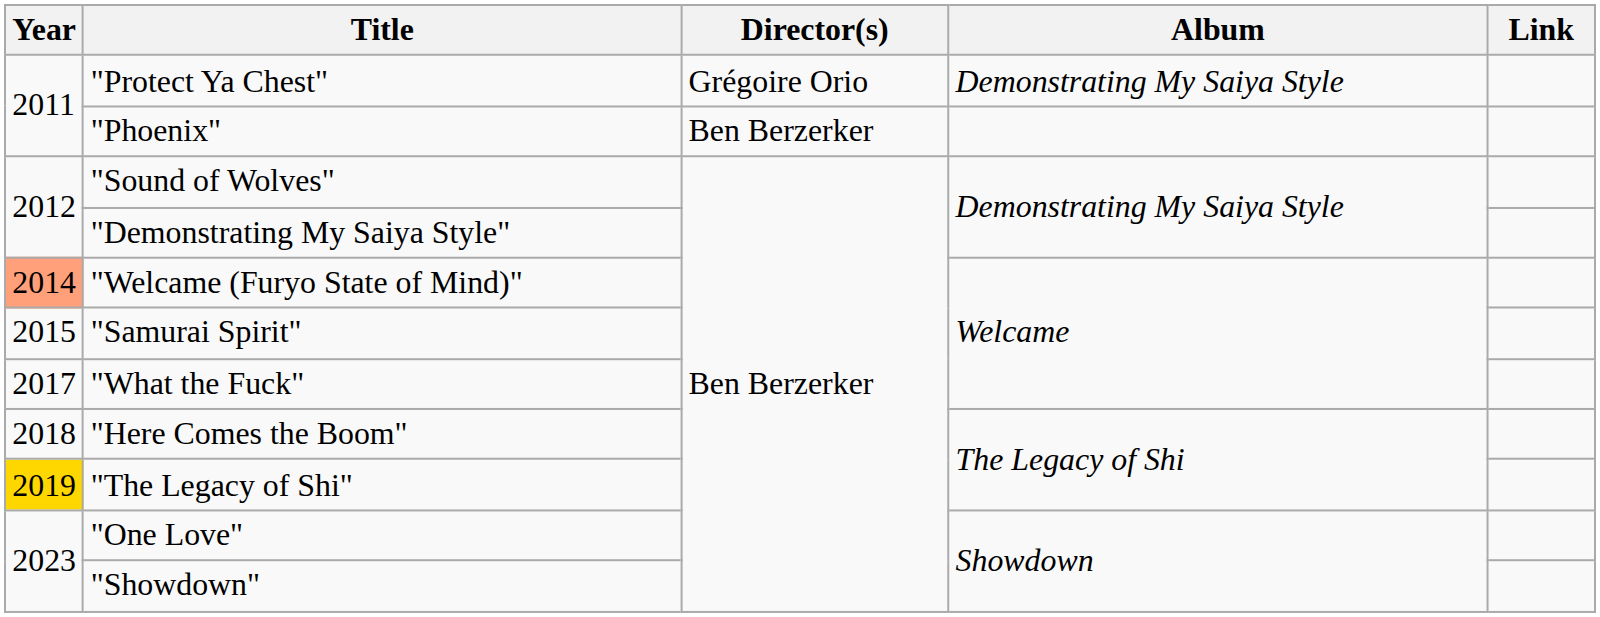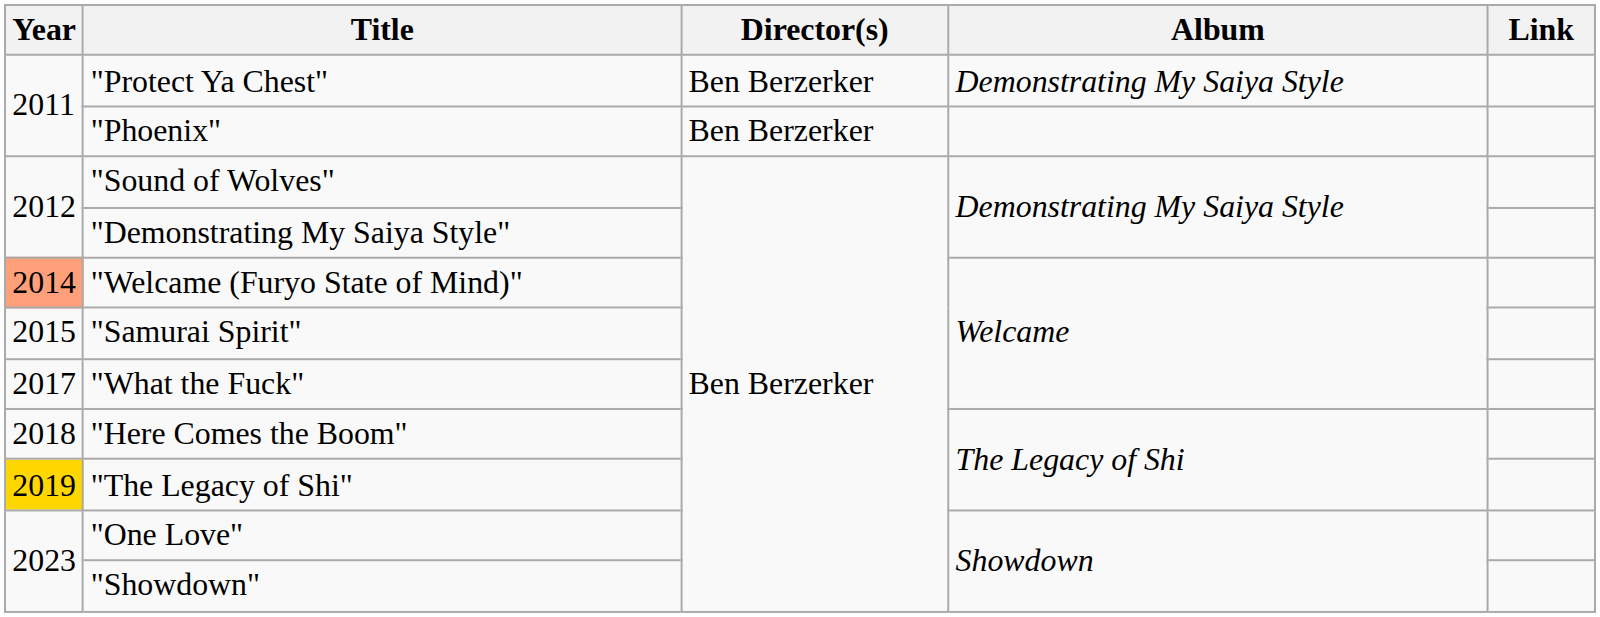(778, 80) Grégoire Orio -> (781, 80) Ben Berzerker
